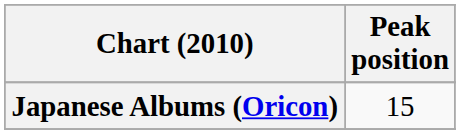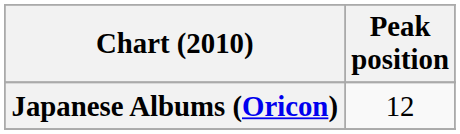(400, 105) 15 -> (400, 105) 12
